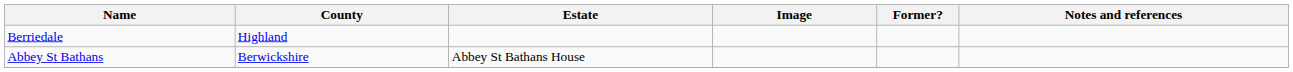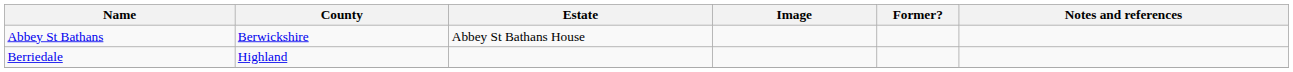rows swapped: (55, 57) <-> (35, 36)
